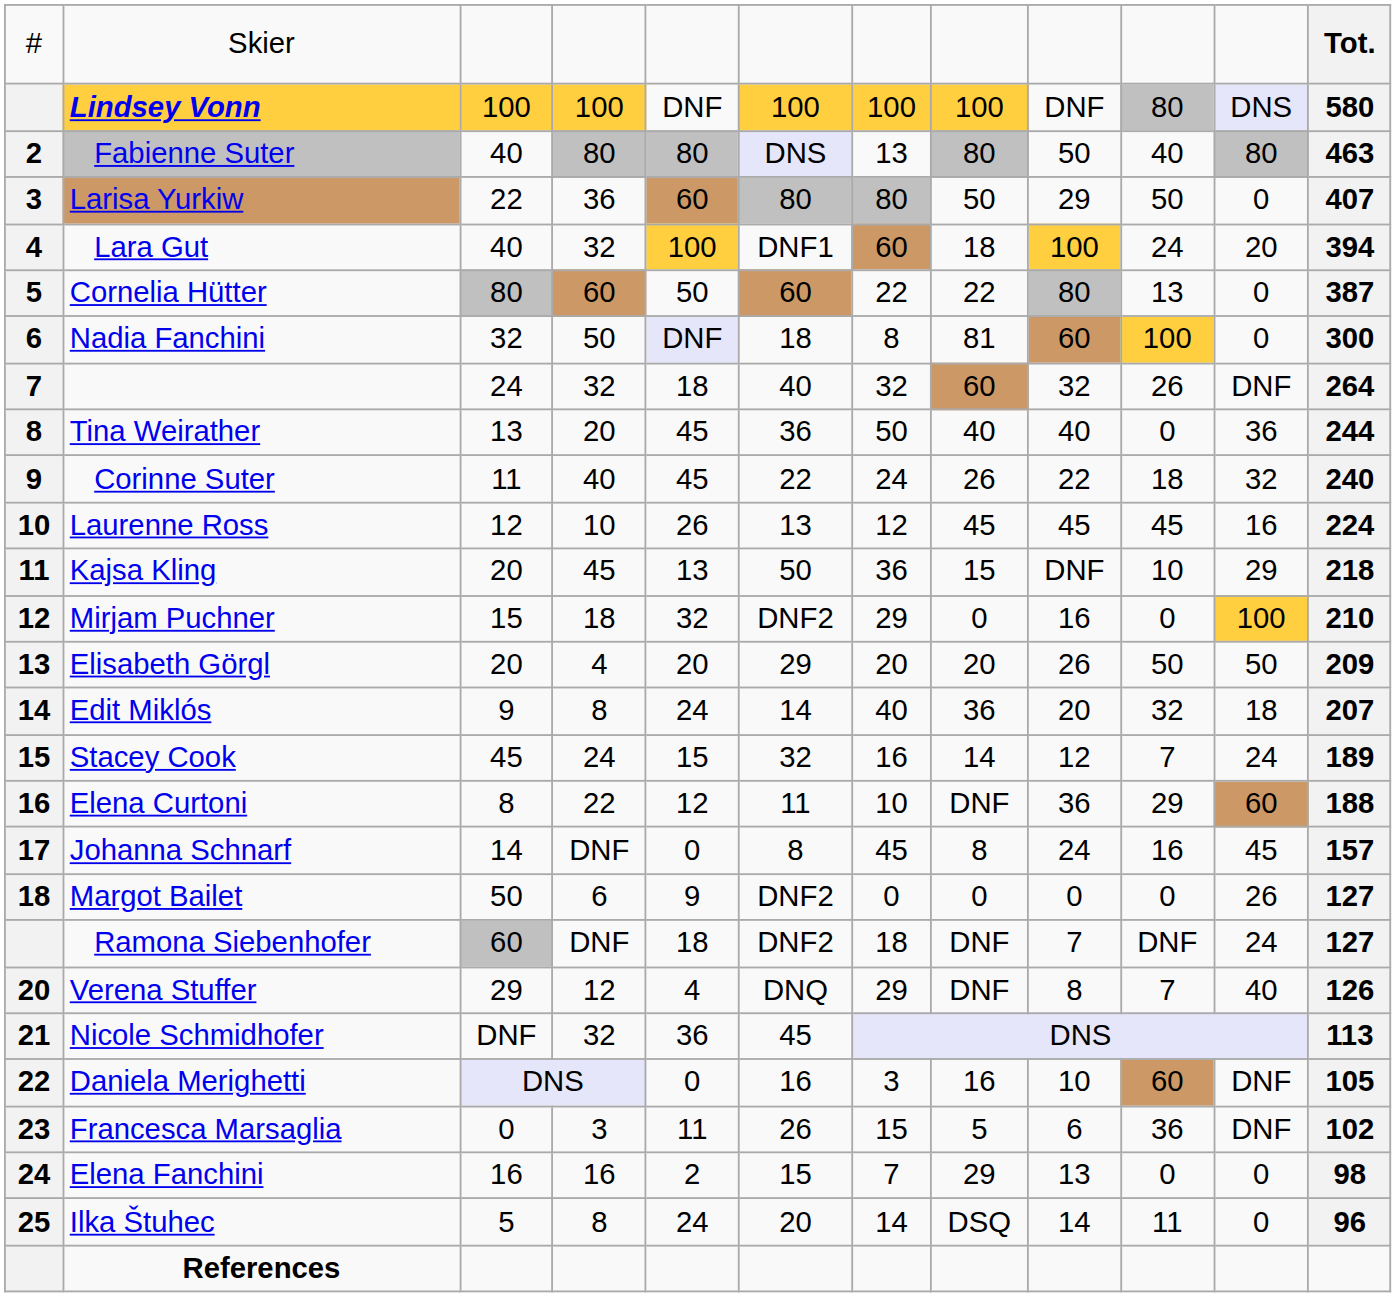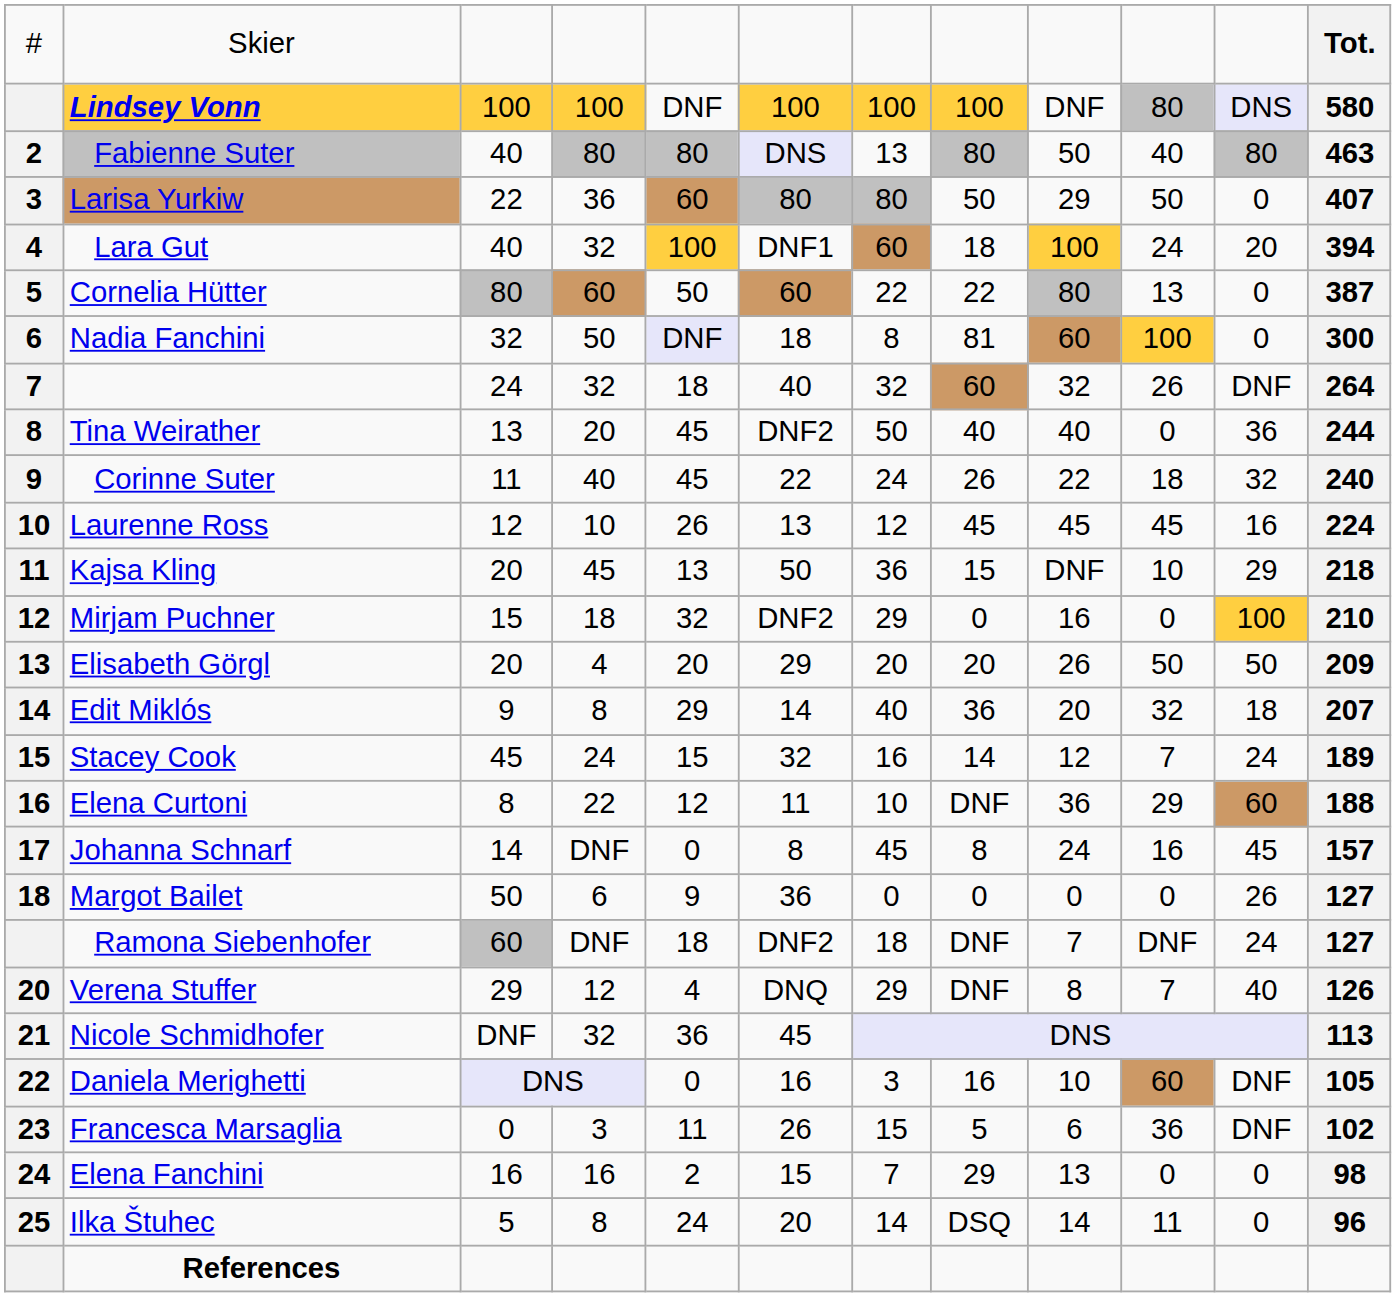(795, 432) 36 -> (795, 432) DNF2
(692, 710) 24 -> (692, 710) 29
(795, 896) DNF2 -> (795, 896) 36
